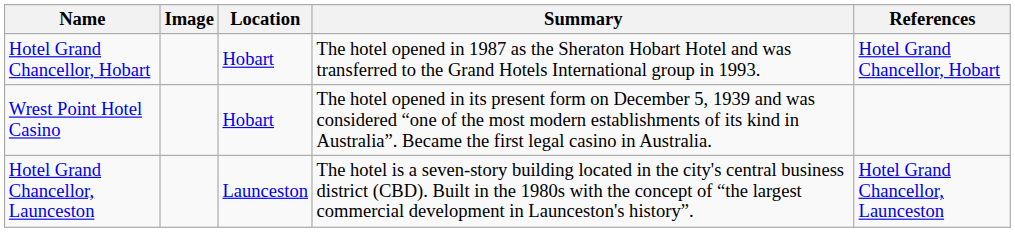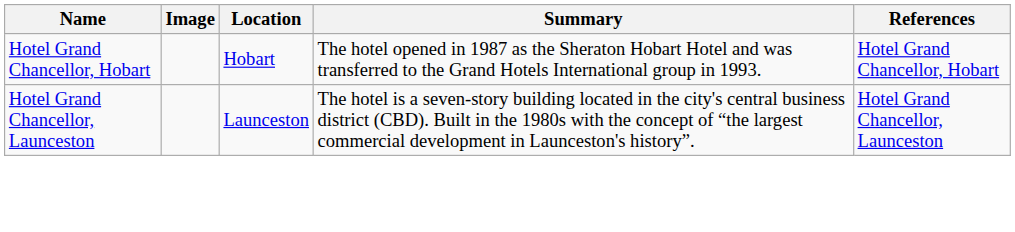- row: (76, 119)
